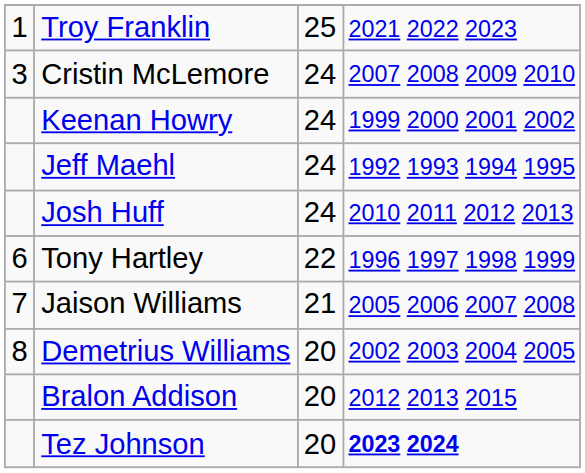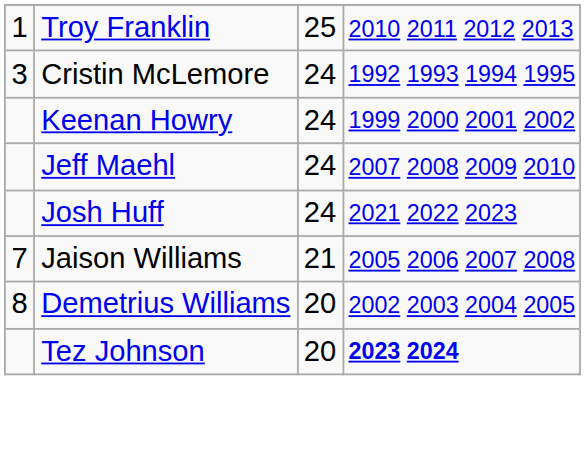(433, 28) 2021 2022 2023 -> (461, 28) 2010 2011 2012 2013
(462, 74) 2007 2008 2009 2010 -> (462, 74) 1992 1993 1994 1995
(462, 167) 1992 1993 1994 1995 -> (462, 167) 2007 2008 2009 2010
(461, 213) 2010 2011 2012 2013 -> (433, 213) 2021 2022 2023
- row: (122, 258)
- row: (139, 397)
